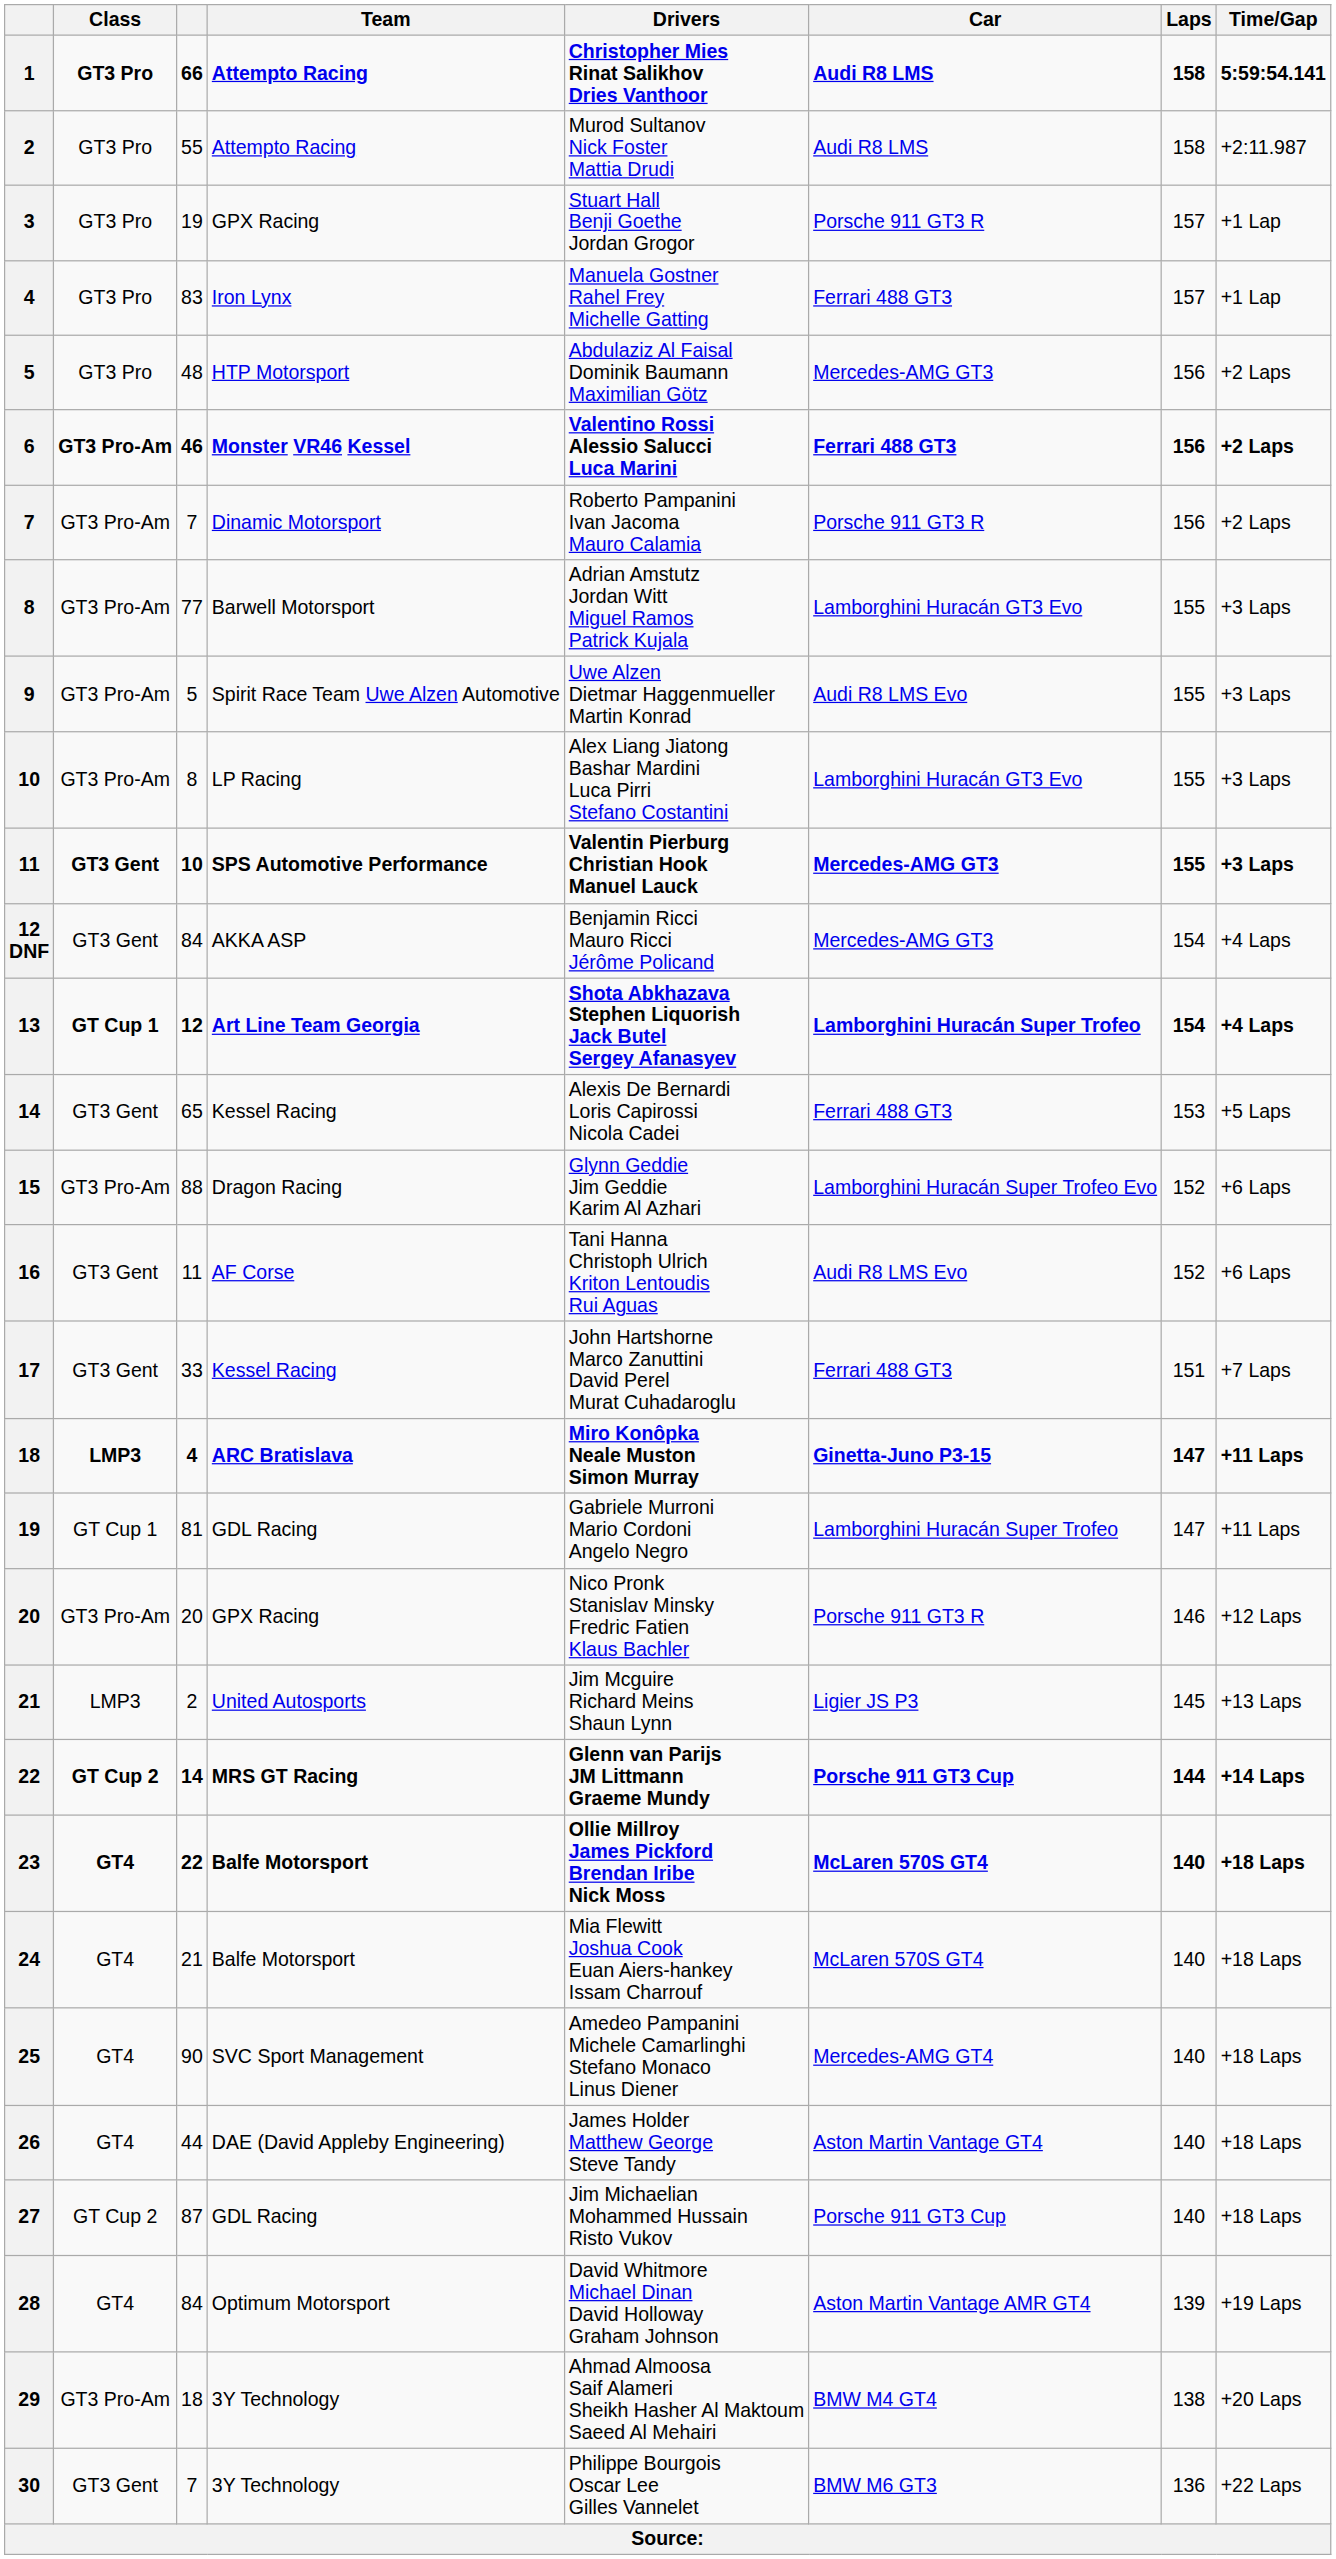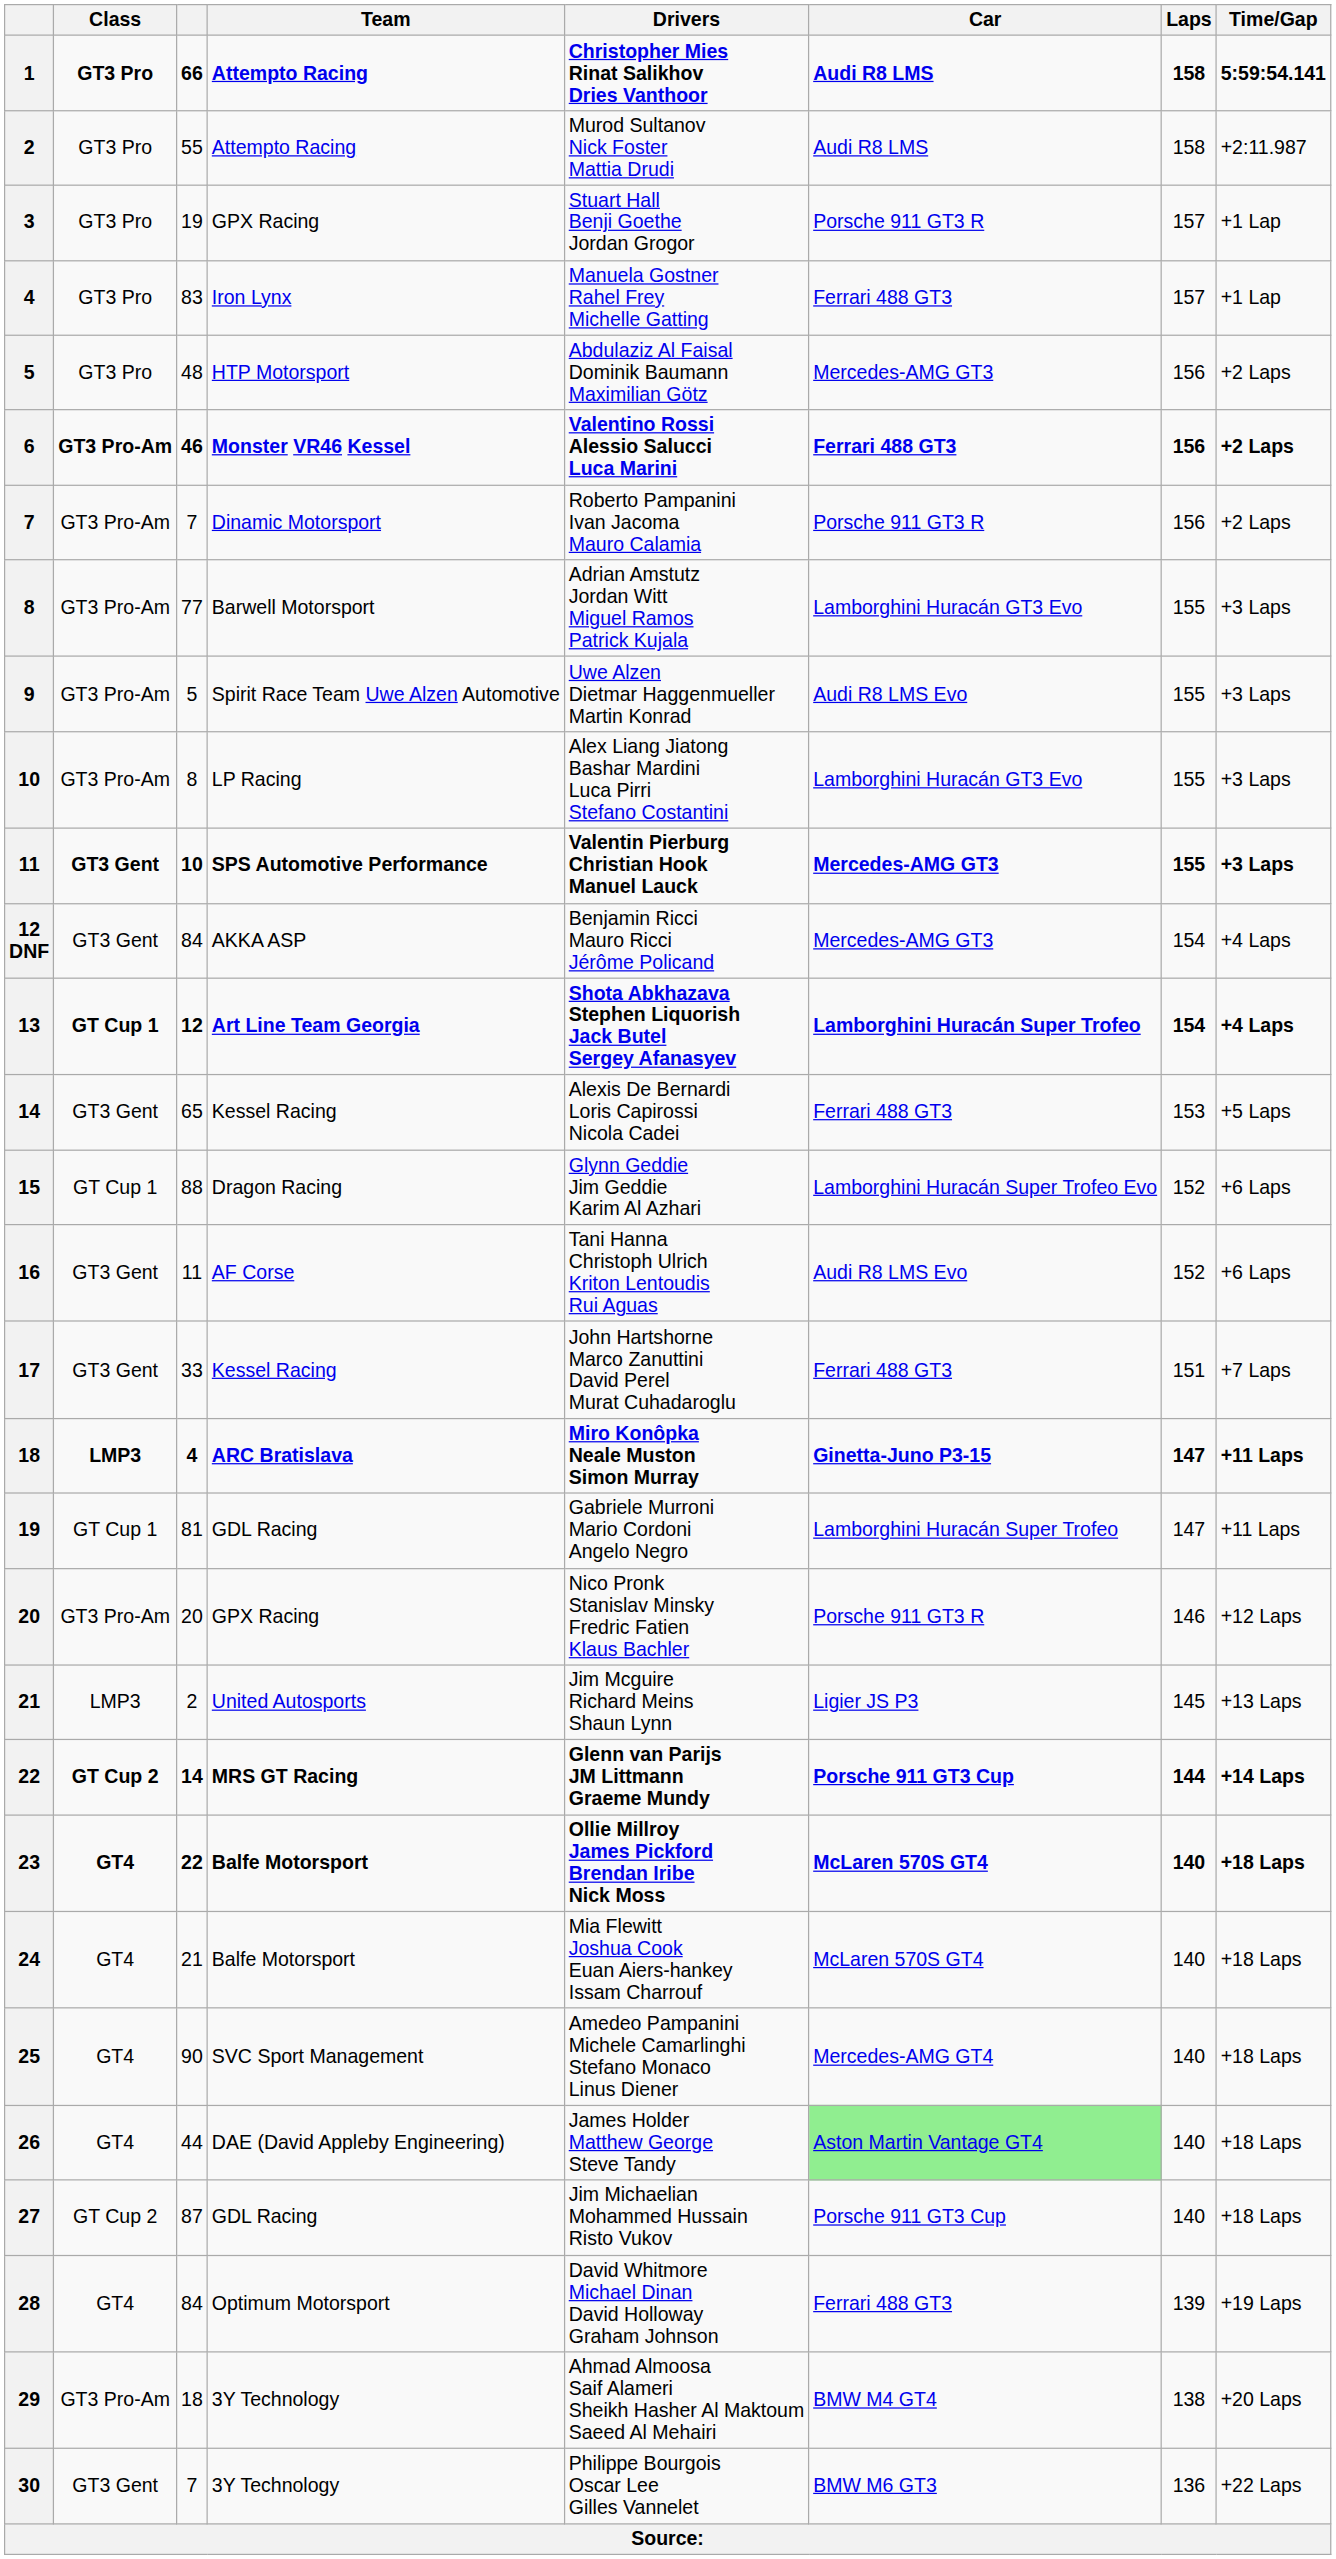(115, 1187) GT3 Pro-Am -> (115, 1187) GT Cup 1
(928, 2142) no background -> (928, 2142) lightgreen background
(952, 2303) Aston Martin Vantage AMR GT4 -> (883, 2303) Ferrari 488 GT3
